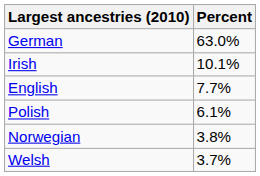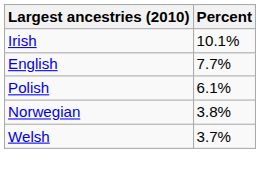- row: (35, 41)
